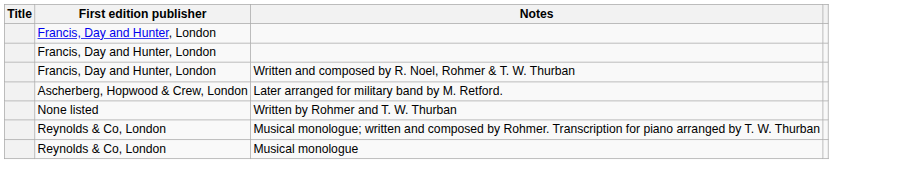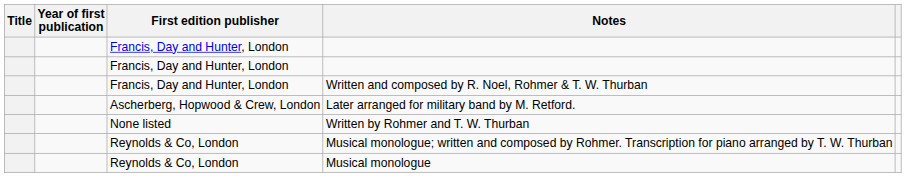+ column: (71, 20)
